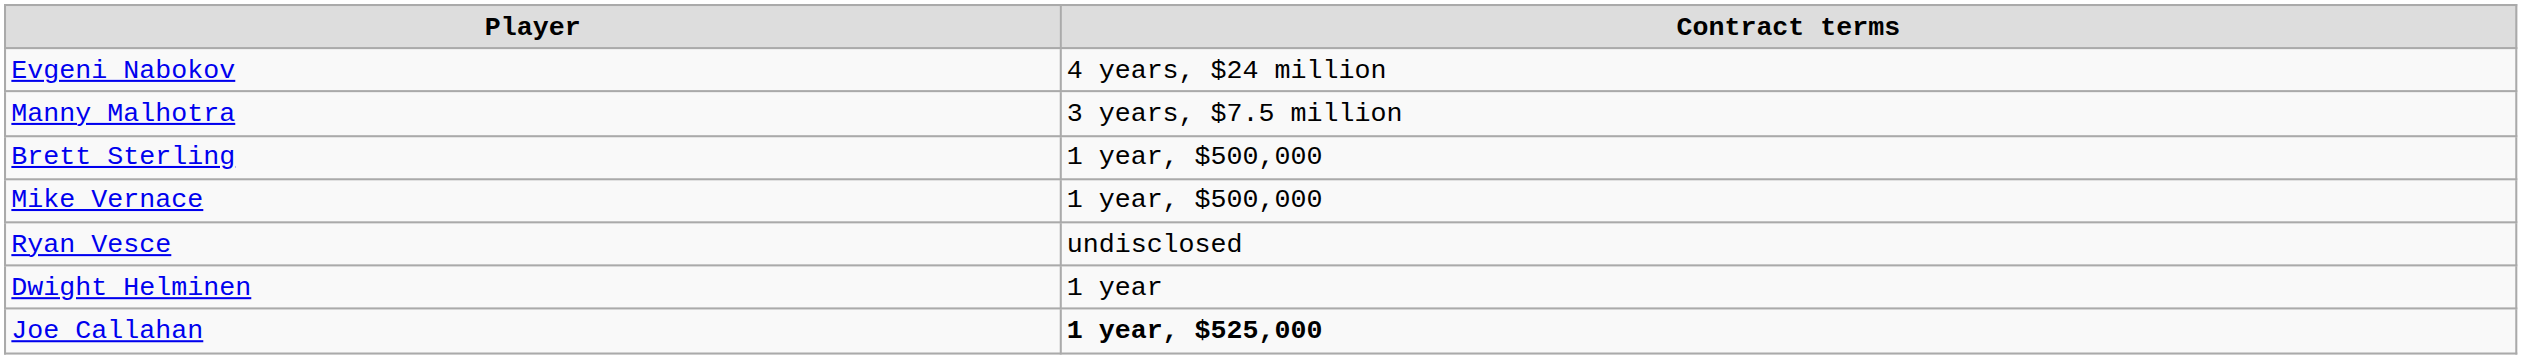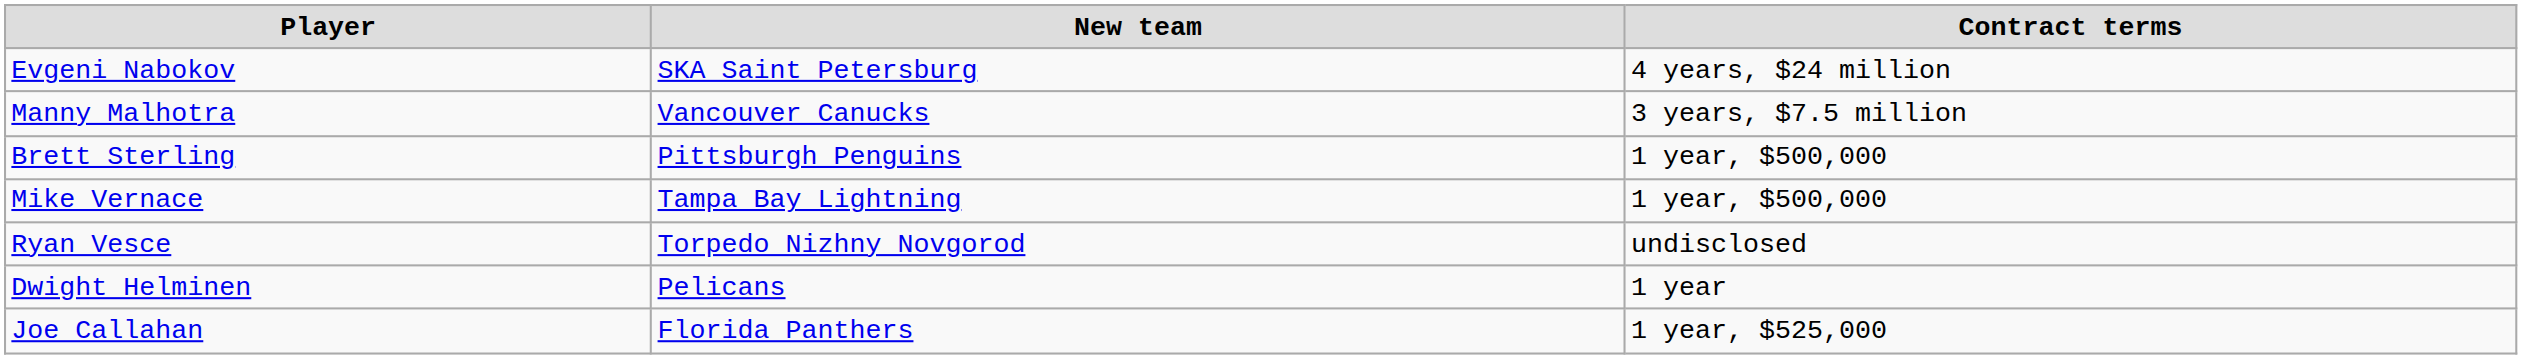+ column: (1138, 27)
(1195, 331) bold -> (1759, 331) normal
